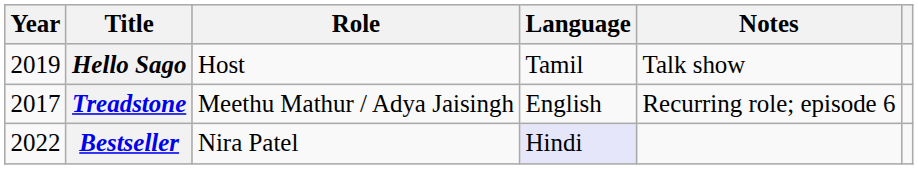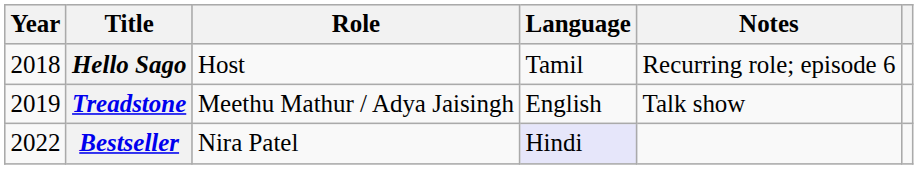(35, 63) 2019 -> (35, 63) 2018
(694, 63) Talk show -> (769, 63) Recurring role; episode 6
(35, 103) 2017 -> (35, 103) 2019
(769, 103) Recurring role; episode 6 -> (694, 103) Talk show
